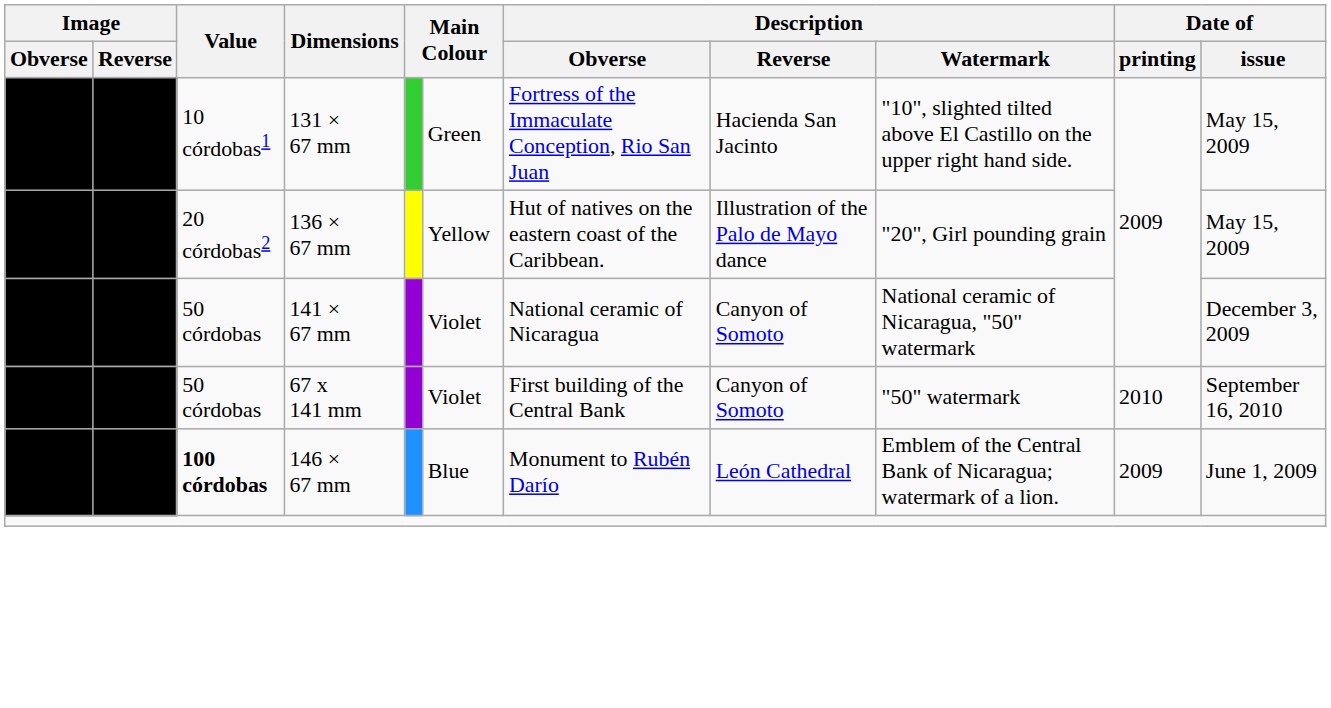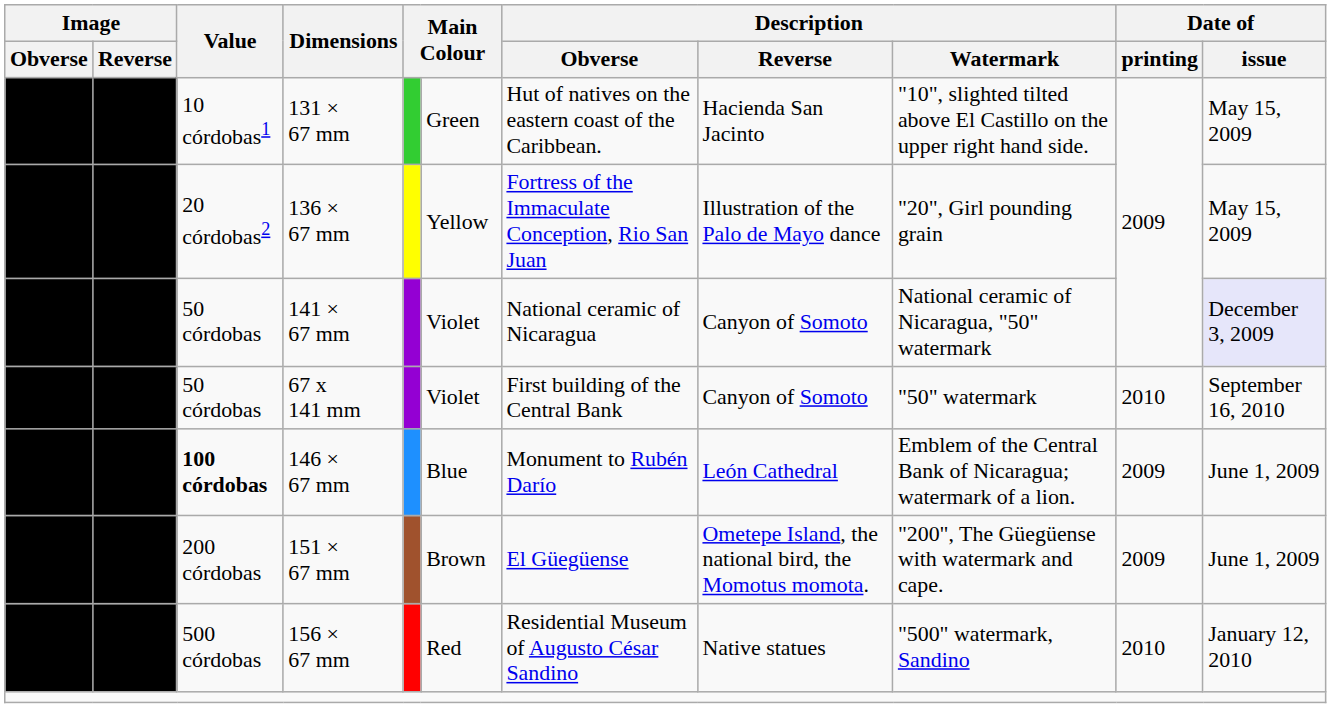(600, 133) Fortress of the Immaculate Conception, Rio San Juan -> (598, 120) Hut of natives on the eastern coast of the Caribbean.
(601, 234) Hut of natives on the eastern coast of the Caribbean. -> (597, 221) Fortress of the Immaculate Conception, Rio San Juan
(1262, 322) no background -> (1253, 322) lavender background
+ row: (319, 559)
+ row: (319, 647)
